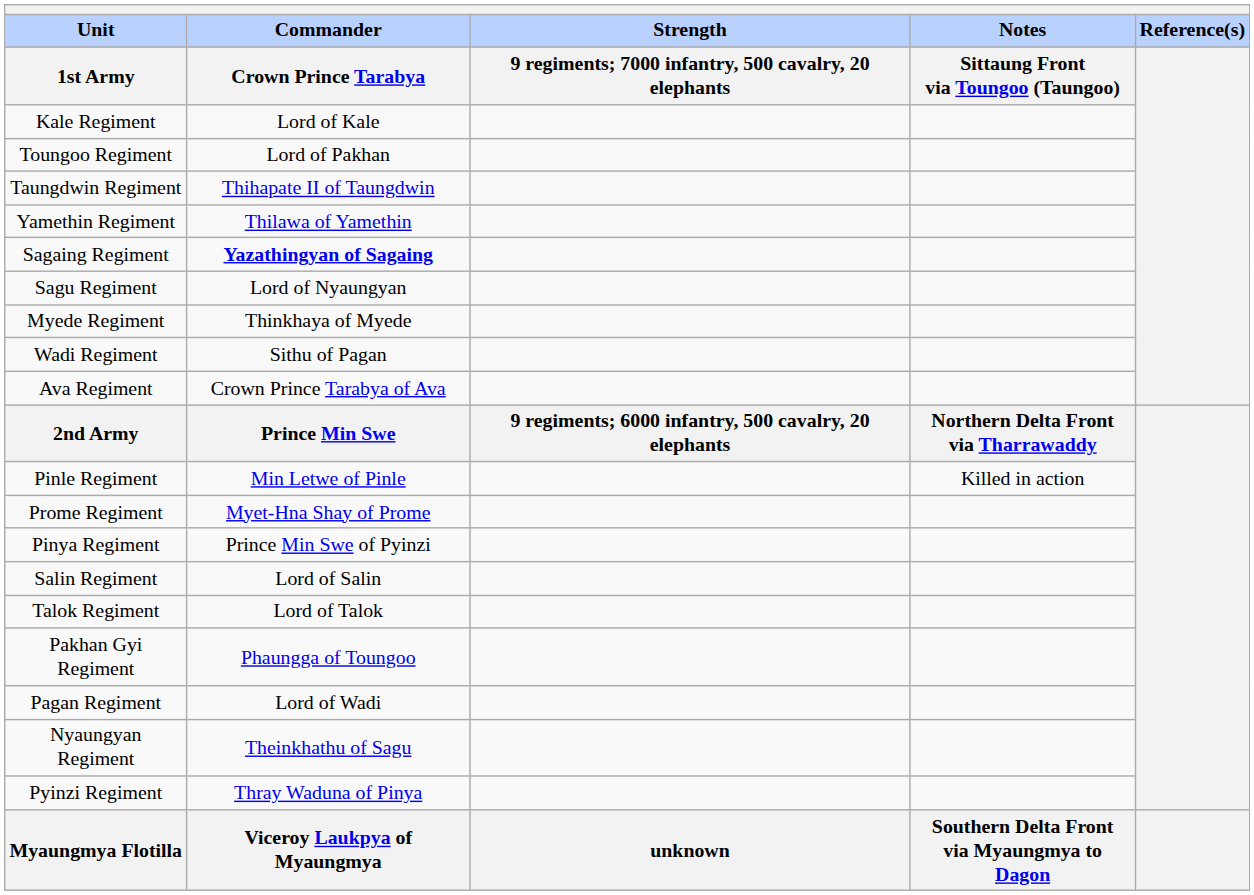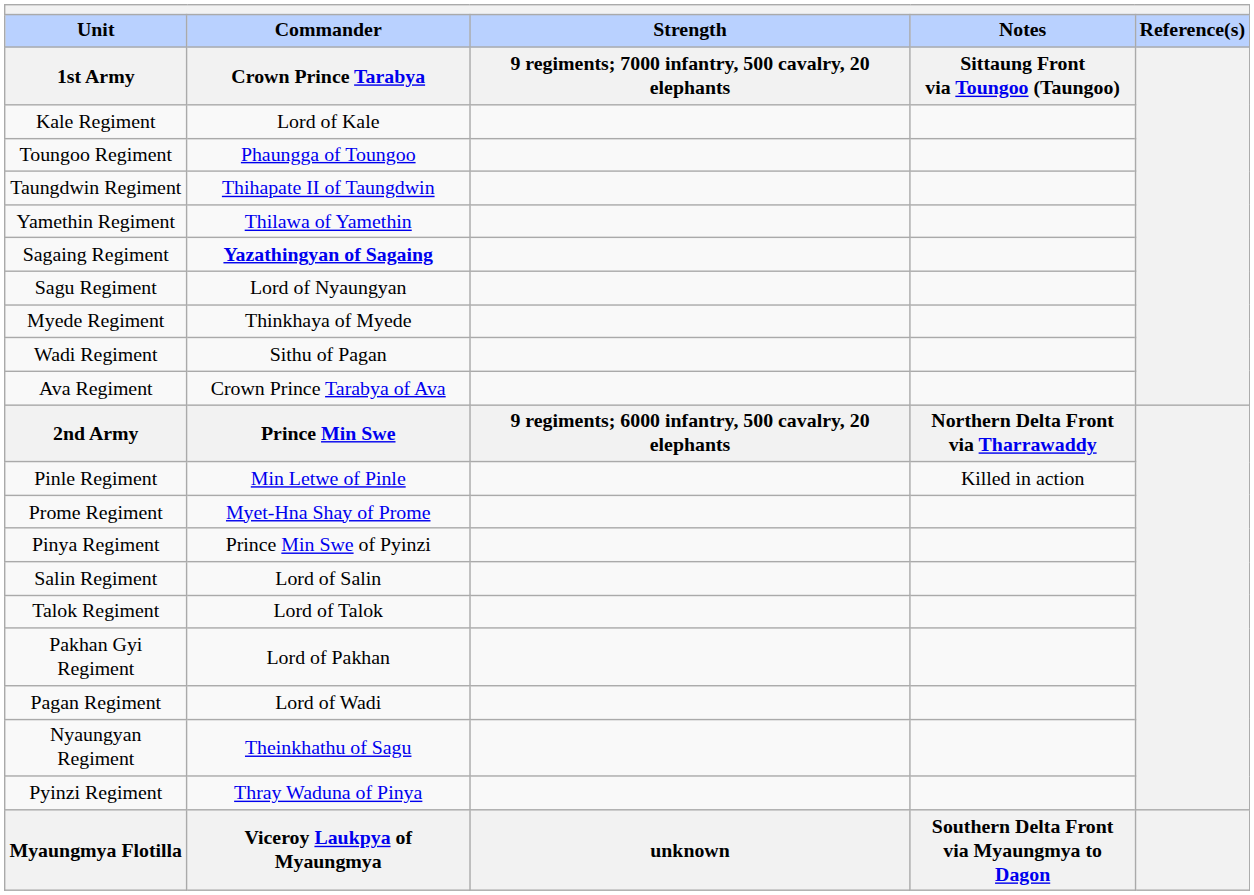(328, 154) Lord of Pakhan -> (328, 154) Phaungga of Toungoo
(328, 656) Phaungga of Toungoo -> (328, 656) Lord of Pakhan
